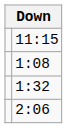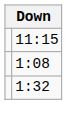- row: (33, 111)
